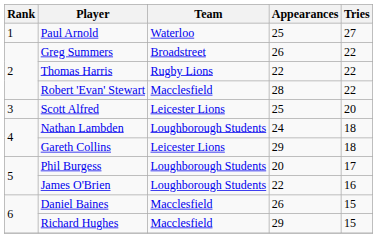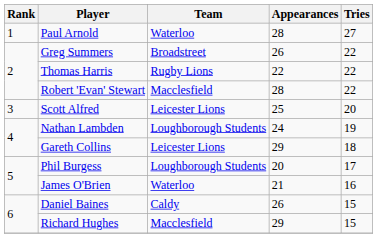(278, 33) 25 -> (278, 33) 28
(350, 128) 18 -> (350, 128) 19
(208, 185) Loughborough Students -> (172, 185) Waterloo
(278, 185) 22 -> (278, 185) 21
(182, 204) Macclesfield -> (165, 204) Caldy
